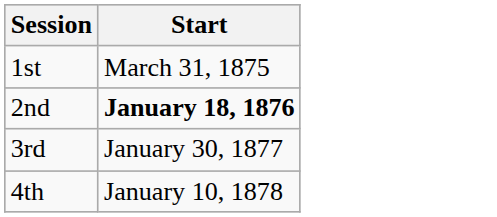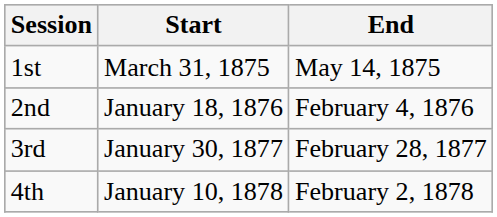+ column: (391, 25)
(199, 107) bold -> (193, 107) normal
